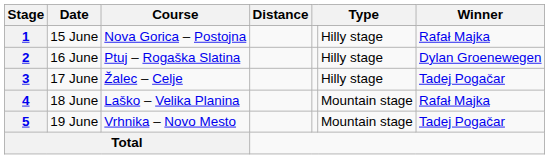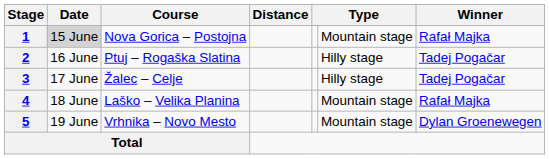(74, 36) no background -> (74, 36) lightgrey background
(352, 36) Hilly stage -> (367, 36) Mountain stage
(480, 57) Dylan Groenewegen -> (462, 57) Tadej Pogačar
(462, 121) Tadej Pogačar -> (480, 121) Dylan Groenewegen
